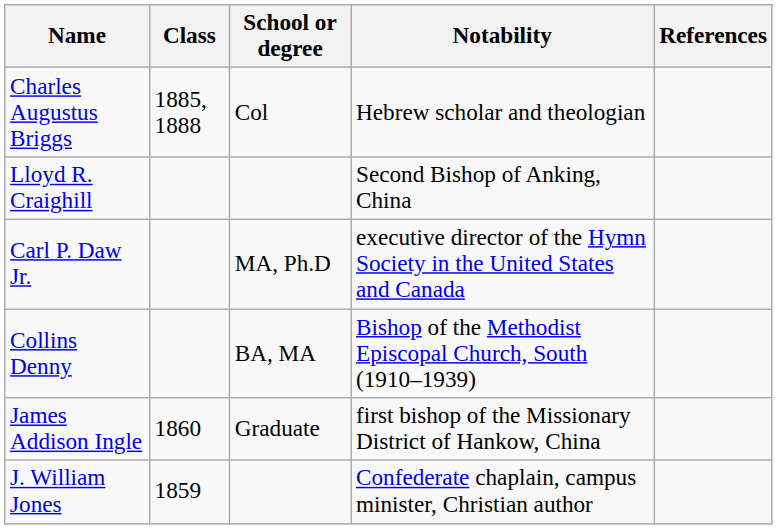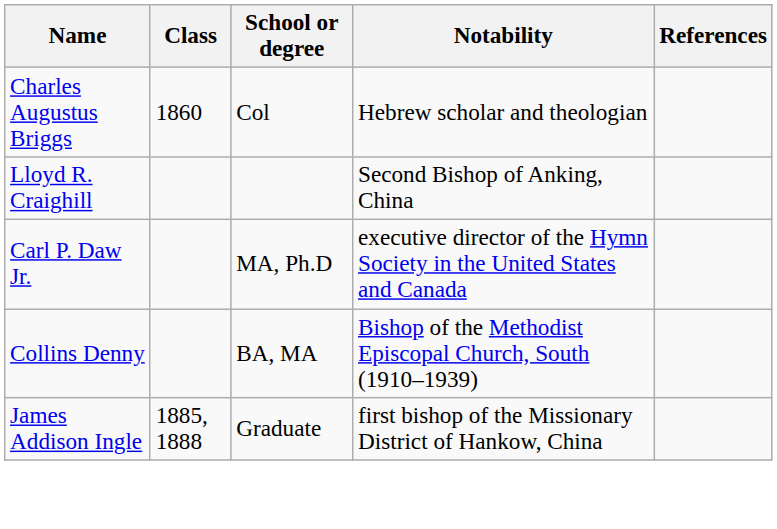(181, 111) 1885, 1888 -> (179, 111) 1860
(178, 428) 1860 -> (182, 428) 1885, 1888
- row: (58, 491)
